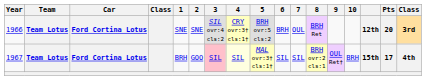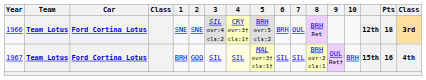(389, 30) 20 -> (389, 30) 18
(215, 58) pink background -> (215, 58) no background
(389, 58) 17 -> (389, 58) 16
